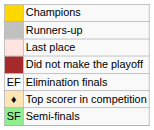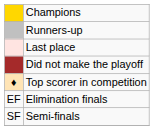rows swapped: (86, 99) <-> (67, 82)
(14, 116) lightgreen background -> (14, 116) no background
